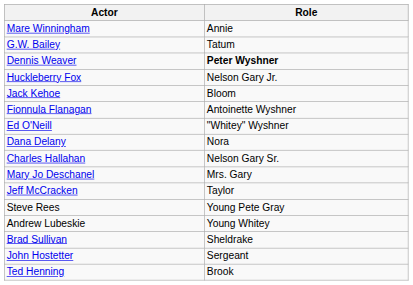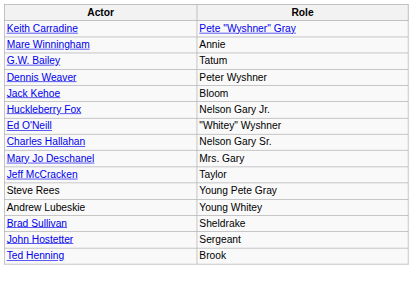+ row: (42, 28)
(243, 61) bold -> (233, 77) normal
rows swapped: (44, 77) <-> (33, 93)
- row: (49, 110)
- row: (36, 142)
